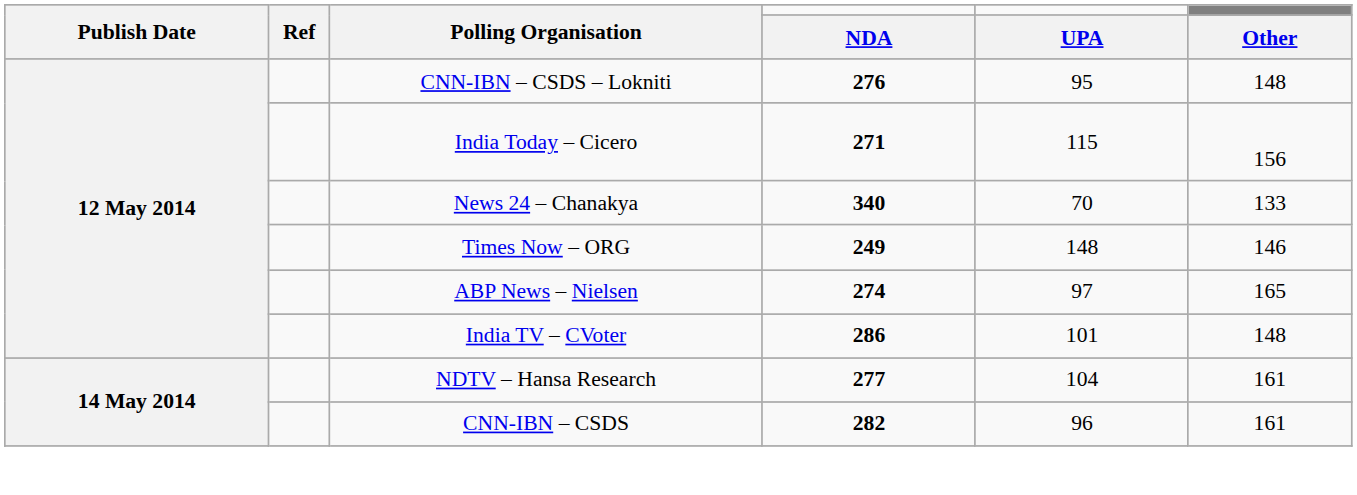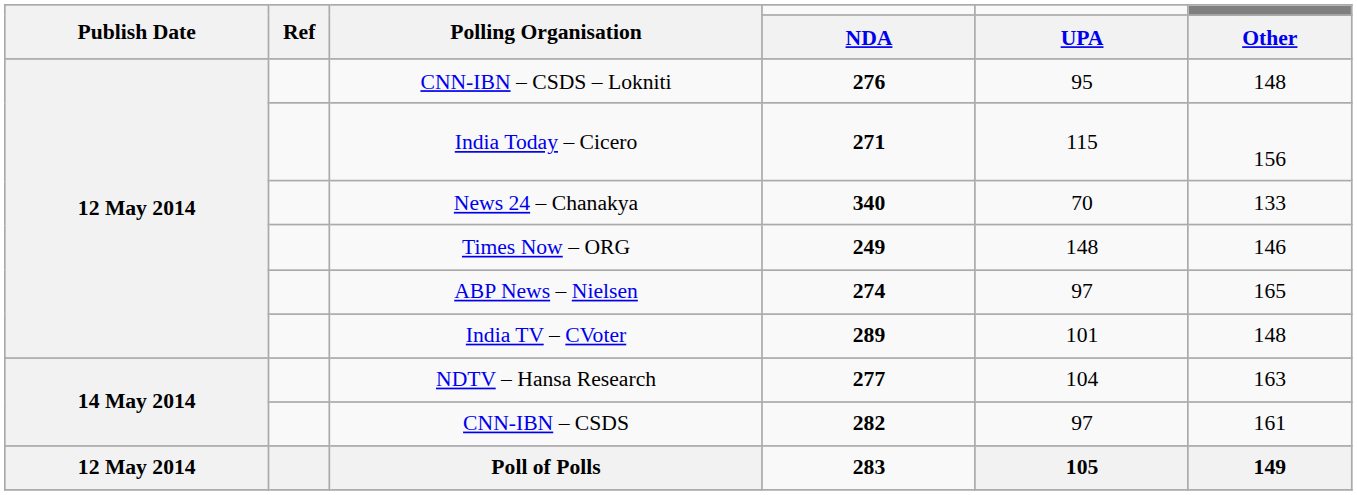(869, 335) 286 -> (869, 335) 289
(1270, 379) 161 -> (1270, 379) 163
(1082, 424) 96 -> (1082, 424) 97
+ row: (546, 468)
